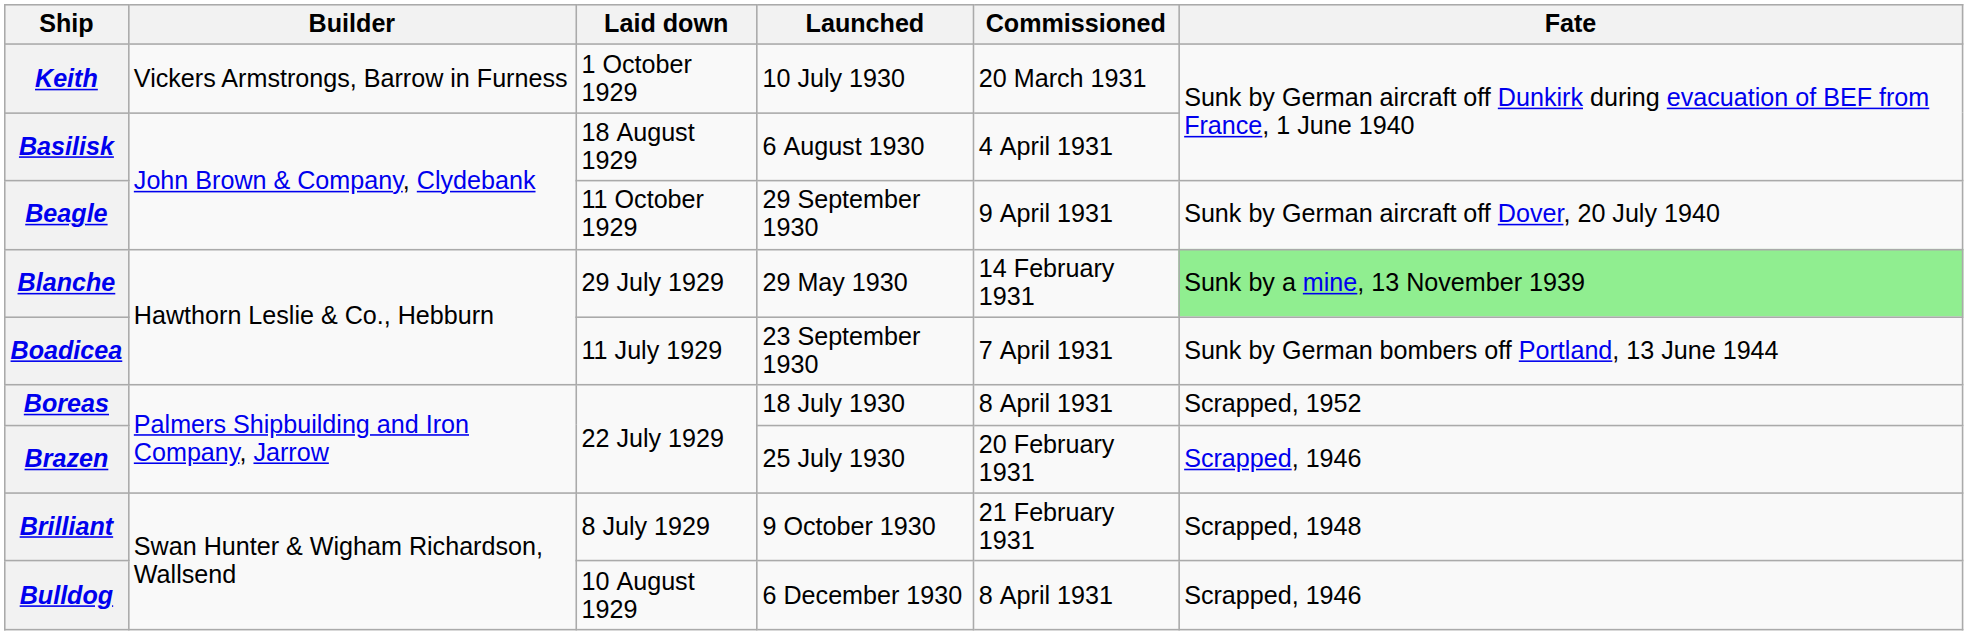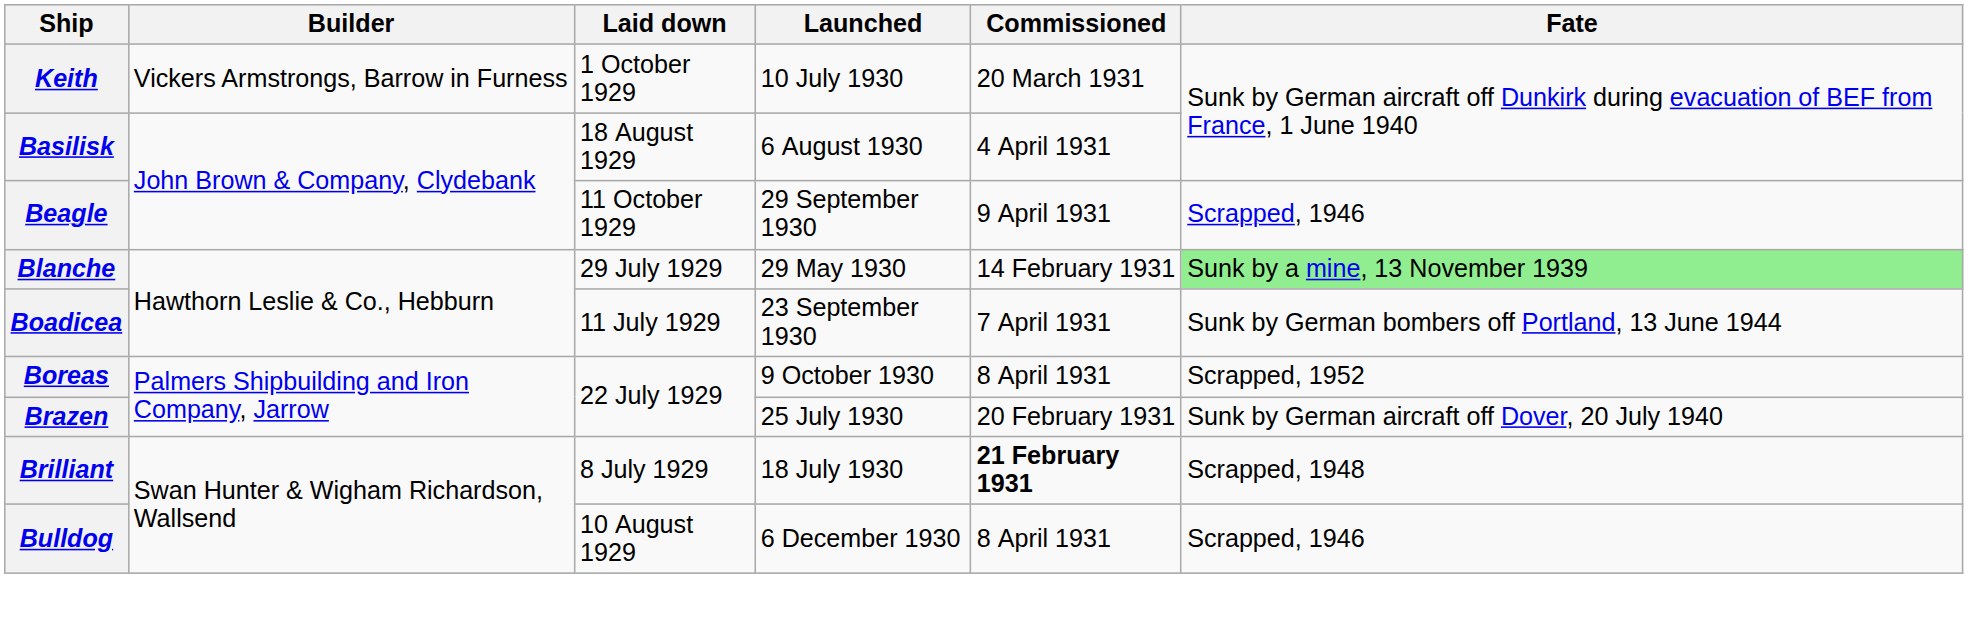(1452, 214) Sunk by German aircraft off Dover, 20 July 1940 -> (1276, 214) Scrapped, 1946
(834, 404) 18 July 1930 -> (847, 376) 9 October 1930
(1273, 458) Scrapped, 1946 -> (1455, 416) Sunk by German aircraft off Dover, 20 July 1940
(849, 526) 9 October 1930 -> (832, 470) 18 July 1930
(1047, 526) normal -> (1048, 470) bold
